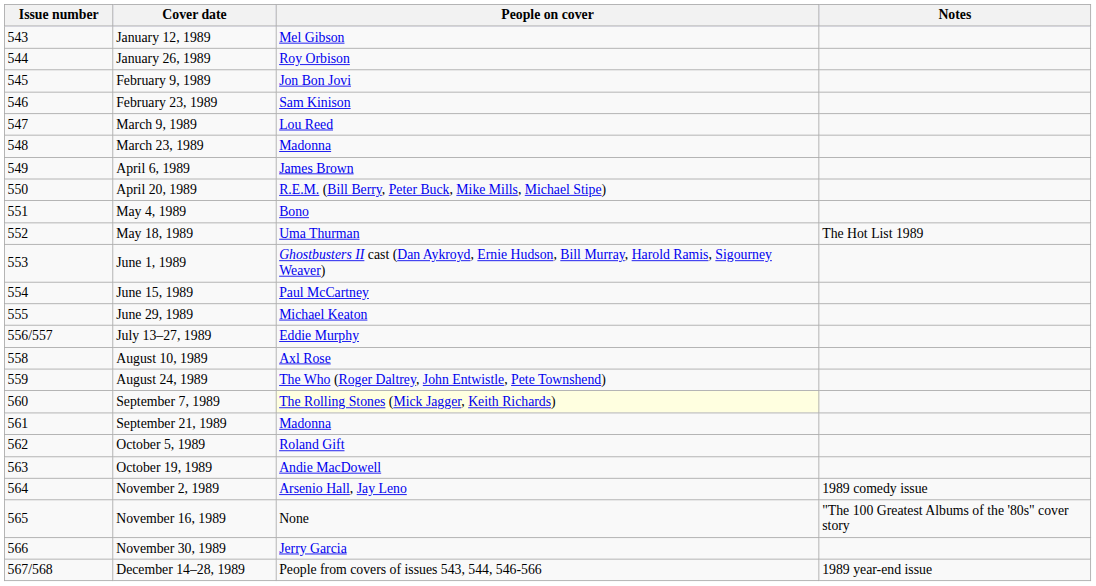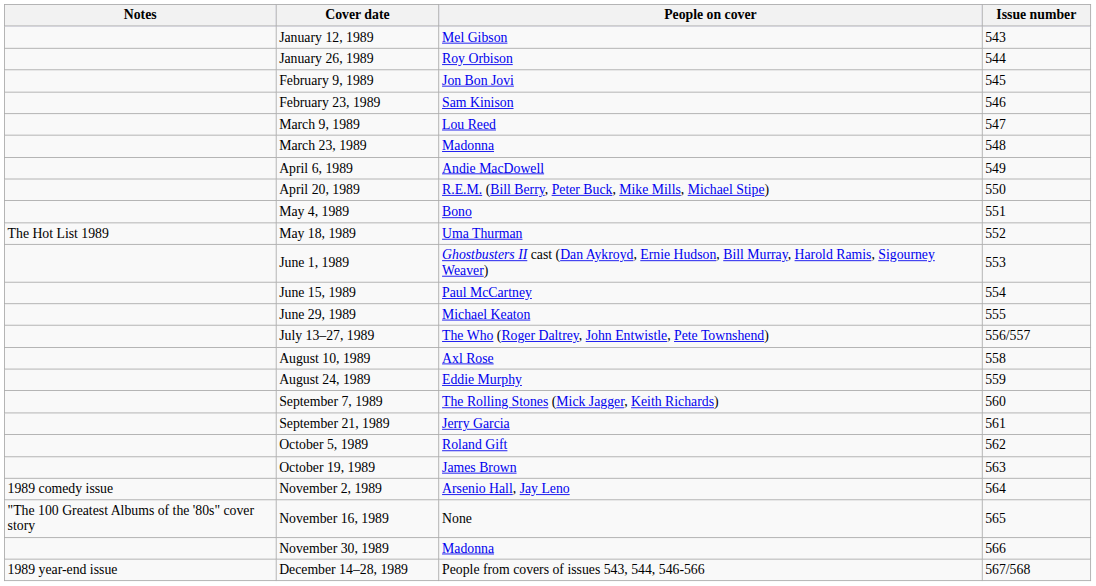columns swapped: (59, 15) <-> (955, 15)
(316, 168) James Brown -> (493, 168) Andie MacDowell
(319, 336) Eddie Murphy -> (605, 336) The Who (Roger Daltrey, John Entwistle, Pete Townshend)
(442, 380) The Who (Roger Daltrey, John Entwistle, Pete Townshend) -> (482, 380) Eddie Murphy
(417, 401) lightyellow background -> (580, 401) no background
(305, 423) Madonna -> (476, 423) Jerry Garcia
(330, 467) Andie MacDowell -> (479, 467) James Brown
(313, 548) Jerry Garcia -> (468, 548) Madonna
